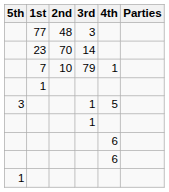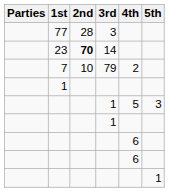columns swapped: (142, 13) <-> (16, 13)
(66, 31) 48 -> (87, 31) 28
(66, 50) normal -> (87, 50) bold
(115, 68) 1 -> (136, 68) 2
